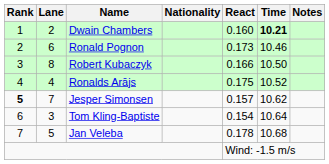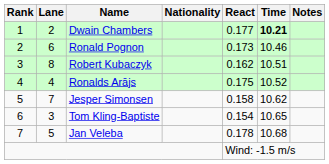(240, 30) 0.160 -> (240, 30) 0.177
(240, 64) 0.166 -> (240, 64) 0.162
(273, 64) 10.50 -> (273, 64) 10.51
(20, 99) bold -> (20, 99) normal
(240, 99) 0.157 -> (240, 99) 0.158
(273, 116) 10.64 -> (273, 116) 10.65
